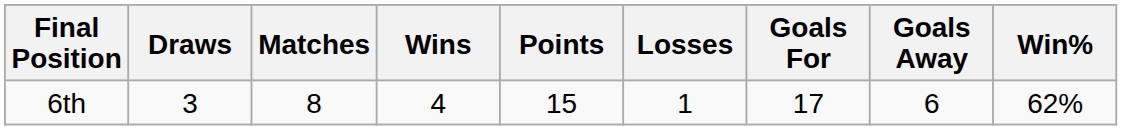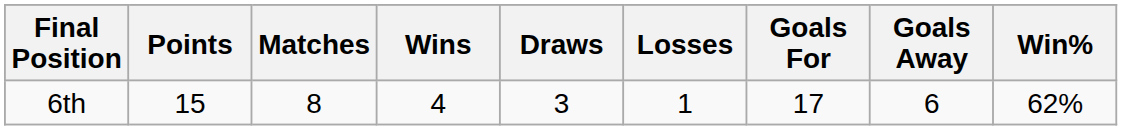columns swapped: (562, 43) <-> (190, 43)
